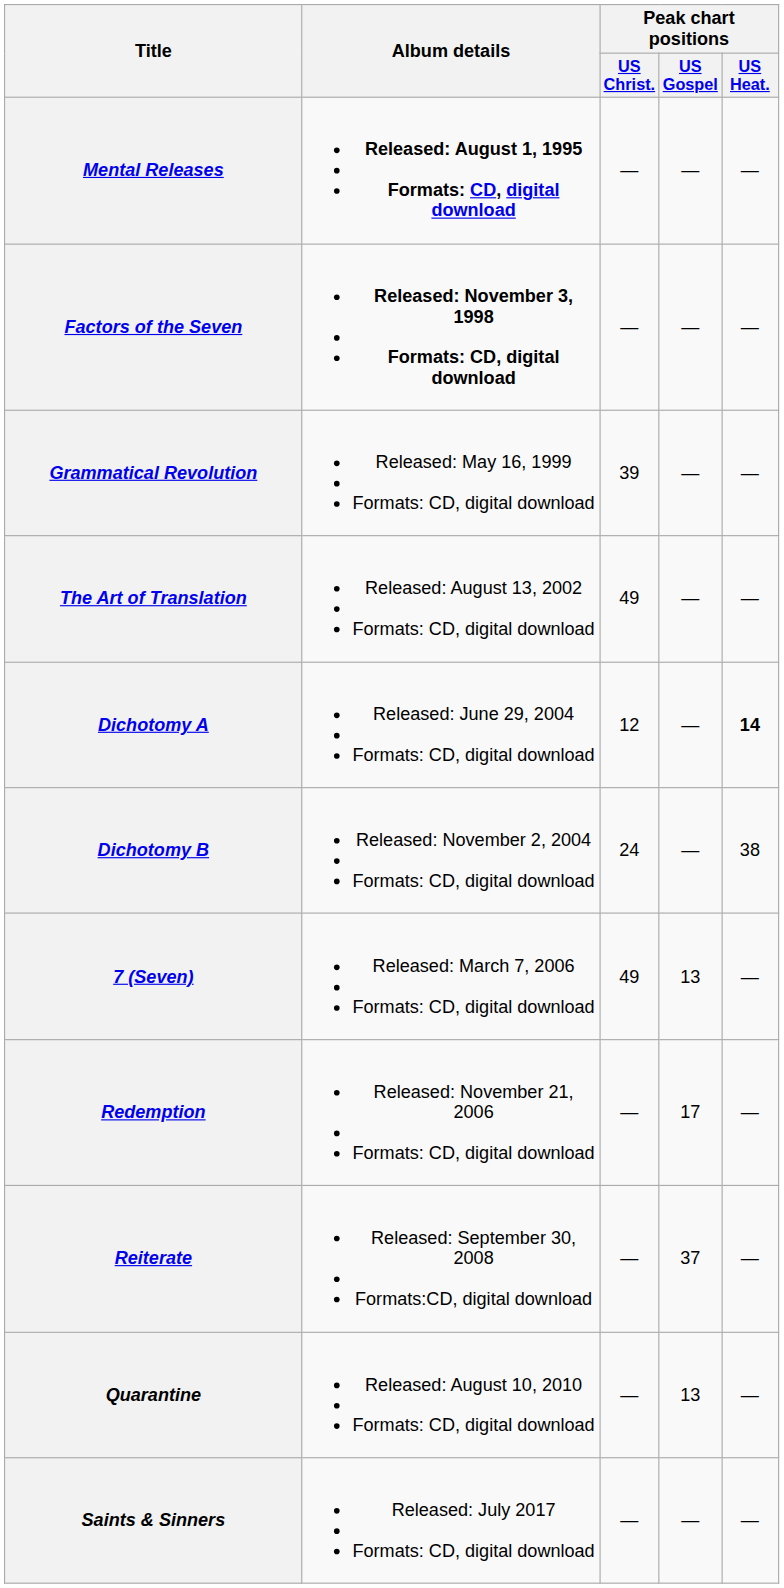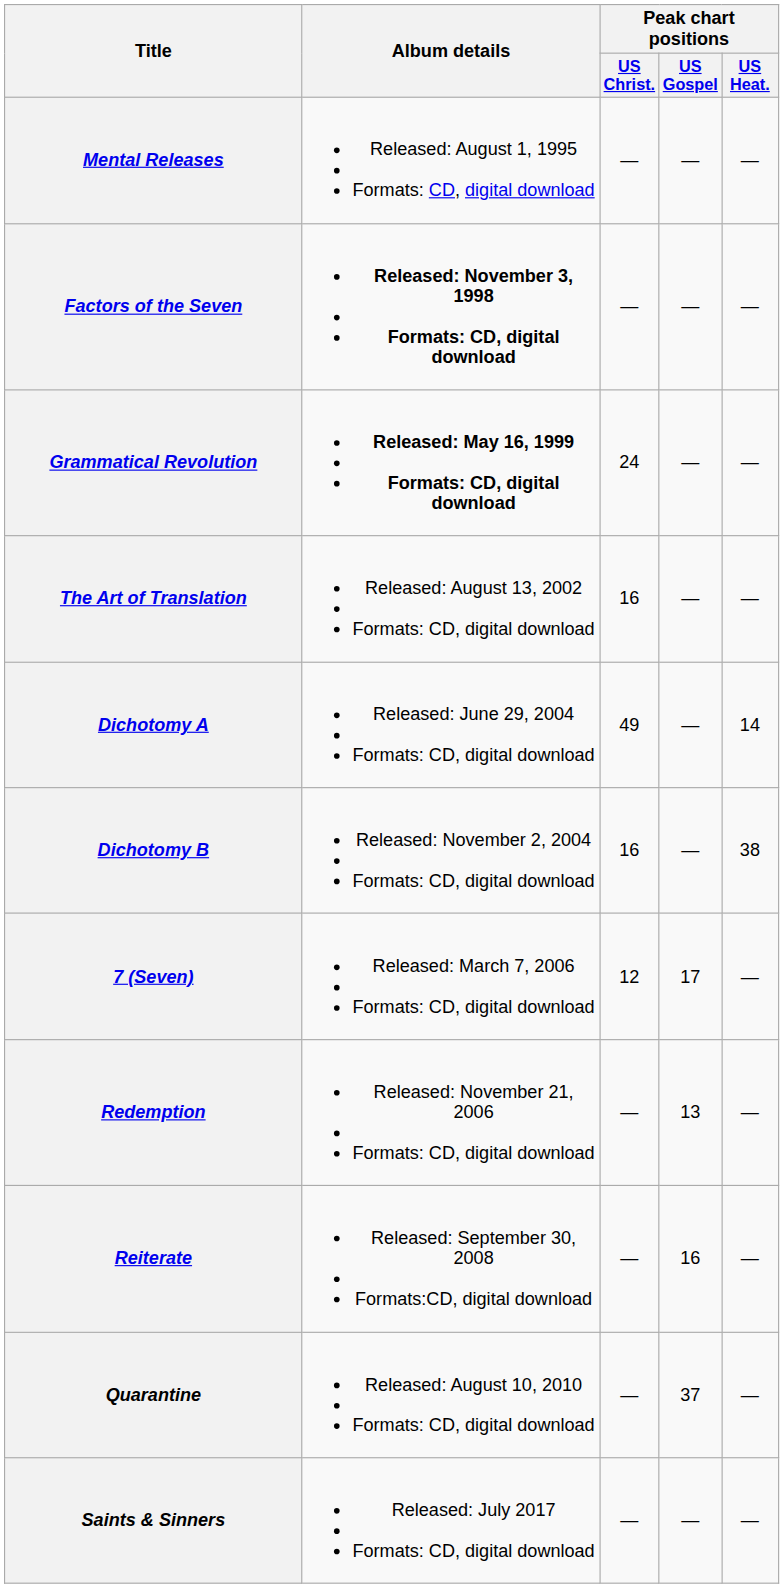(451, 181) bold -> (451, 170) normal
(451, 483) normal -> (451, 473) bold
(629, 472) 39 -> (629, 462) 24
(629, 598) 49 -> (629, 598) 16
(629, 724) 12 -> (629, 724) 49
(750, 724) bold -> (750, 724) normal
(629, 850) 24 -> (629, 850) 16
(629, 976) 49 -> (629, 976) 12
(690, 976) 13 -> (690, 976) 17
(690, 1112) 17 -> (690, 1112) 13
(690, 1258) 37 -> (690, 1258) 16
(690, 1394) 13 -> (690, 1394) 37
